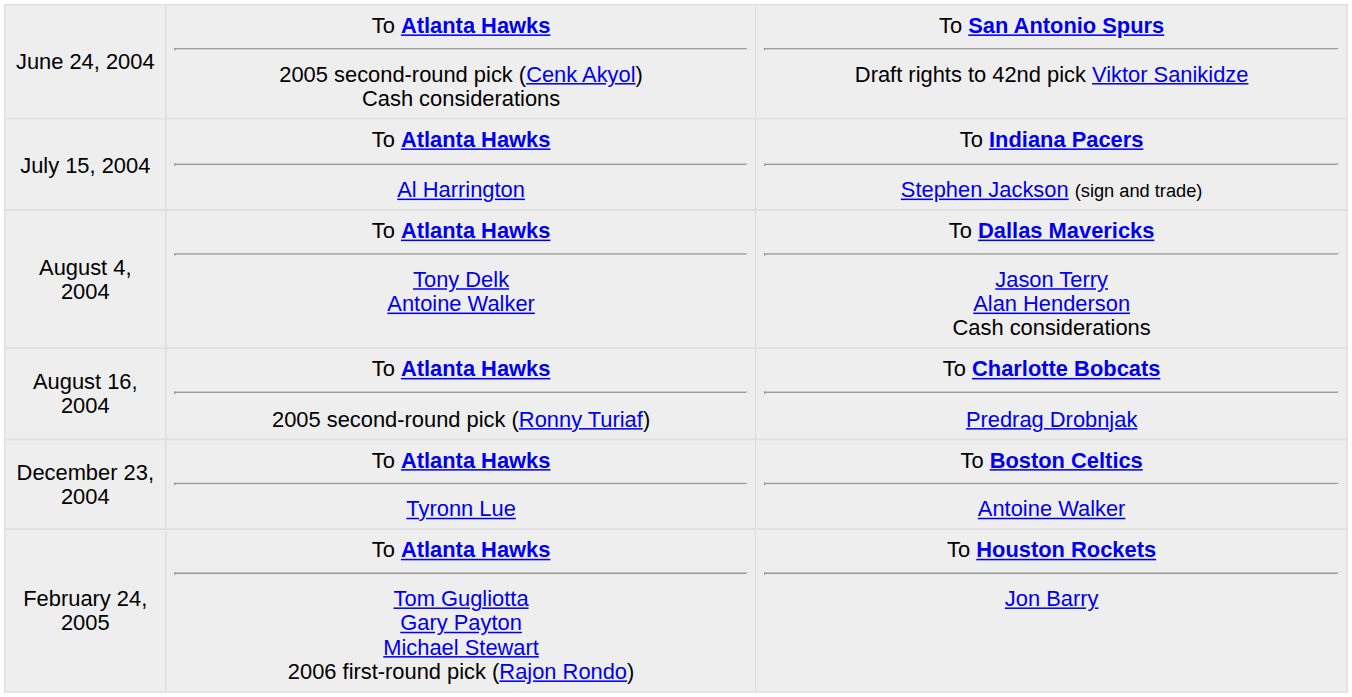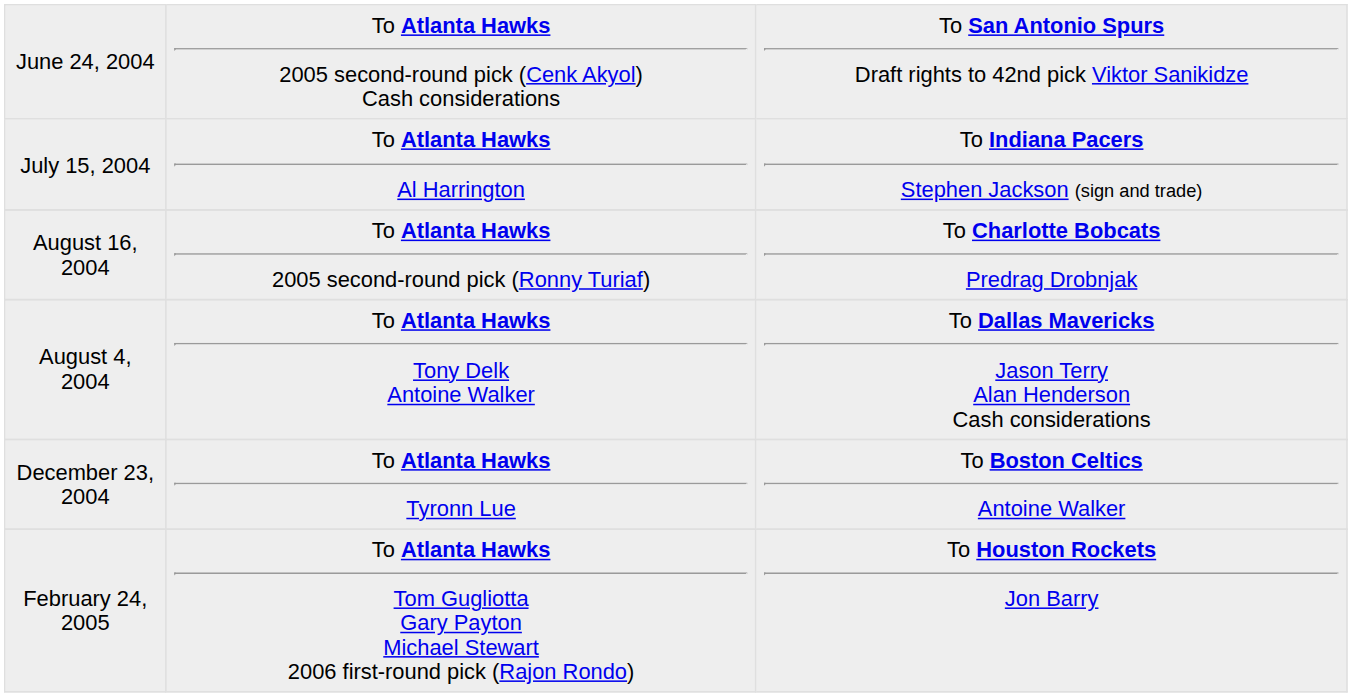rows swapped: (85, 279) <-> (85, 394)
